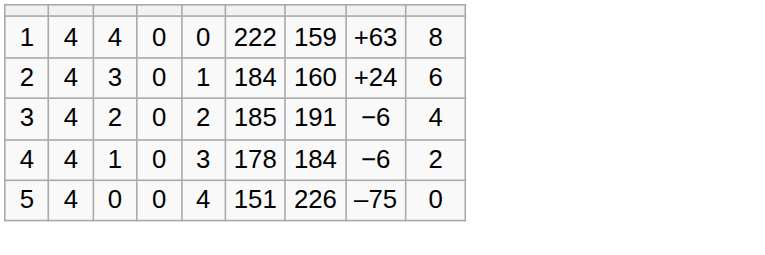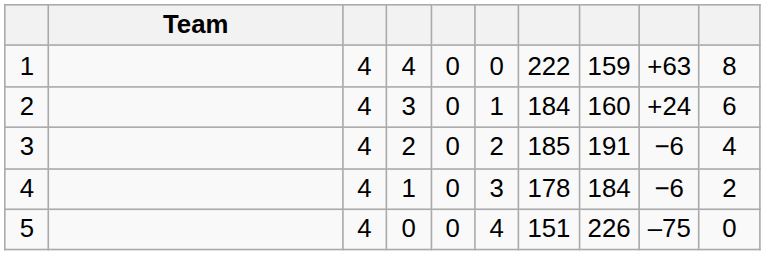+ column: (196, 24)
